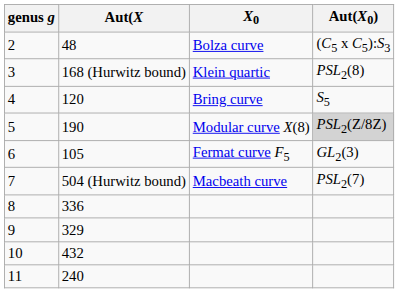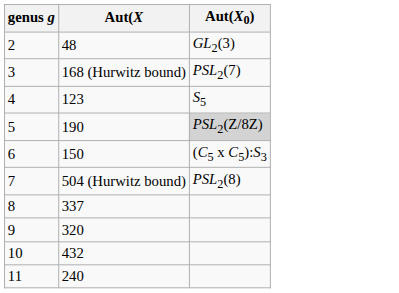- column: (251, 18)
(353, 45) (C5 x C5):S3 -> (214, 45) GL2(3)
(340, 72) PSL2(8) -> (217, 72) PSL2(7)
(73, 99) 120 -> (73, 99) 123
(73, 154) 105 -> (73, 154) 150
(338, 154) GL2(3) -> (230, 154) (C5 x C5):S3
(340, 181) PSL2(7) -> (217, 181) PSL2(8)
(73, 206) 336 -> (73, 206) 337
(73, 229) 329 -> (73, 229) 320
